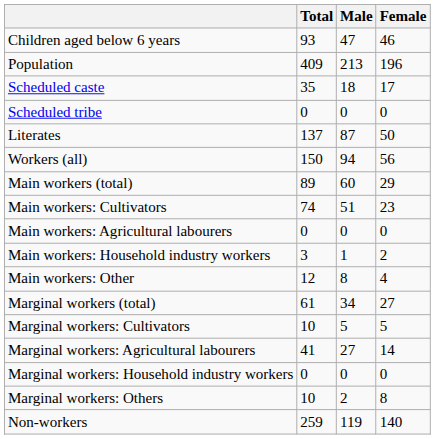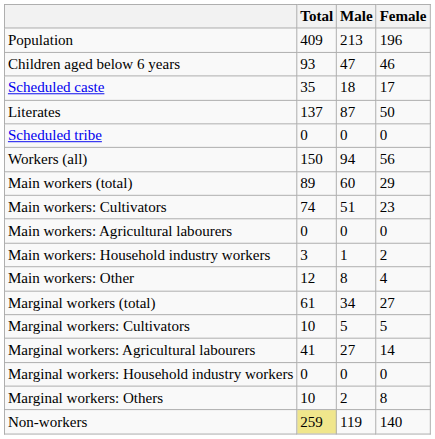rows swapped: (41, 64) <-> (94, 40)
rows swapped: (55, 111) <-> (34, 135)
(312, 421) no background -> (312, 421) khaki background
